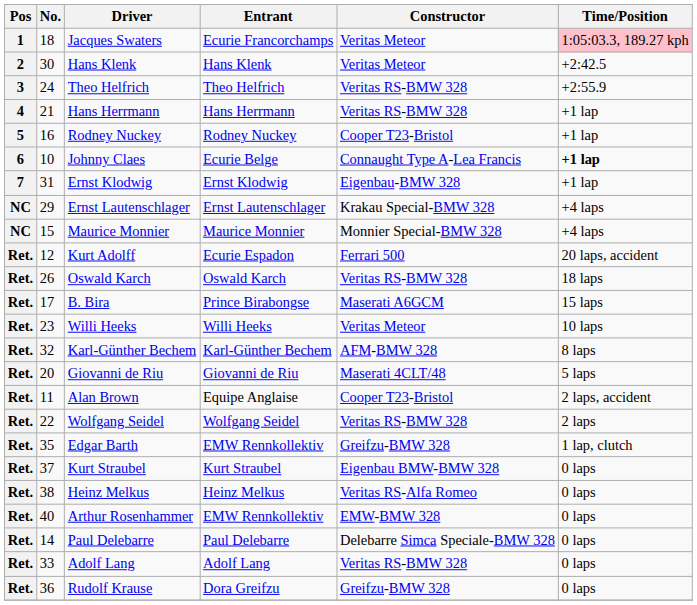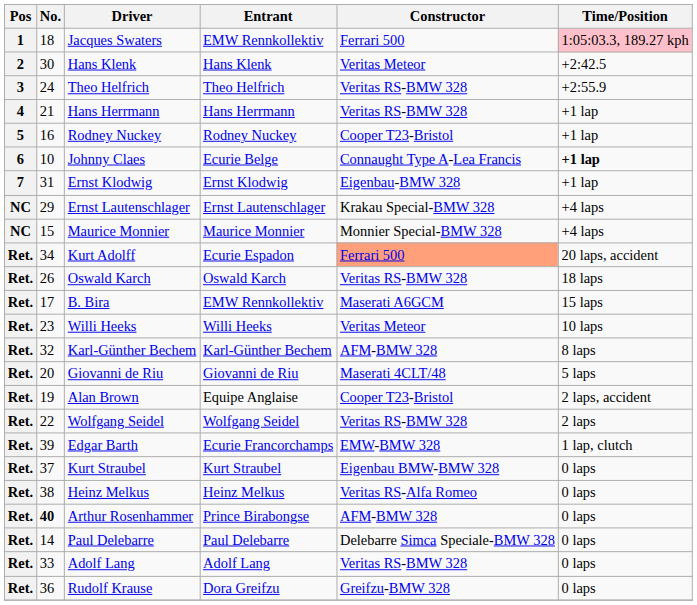(268, 40) Ecurie Francorchamps -> (263, 40) EMW Rennkollektiv
(383, 40) Veritas Meteor -> (372, 40) Ferrari 500
(47, 254) 12 -> (47, 254) 34
(372, 254) no background -> (372, 254) lightsalmon background
(256, 302) Prince Birabongse -> (263, 302) EMW Rennkollektiv
(47, 397) 11 -> (47, 397) 19
(47, 445) 35 -> (47, 445) 39
(263, 445) EMW Rennkollektiv -> (268, 445) Ecurie Francorchamps
(395, 445) Greifzu-BMW 328 -> (390, 445) EMW-BMW 328
(47, 516) normal -> (47, 516) bold
(263, 516) EMW Rennkollektiv -> (256, 516) Prince Birabongse
(390, 516) EMW-BMW 328 -> (389, 516) AFM-BMW 328
